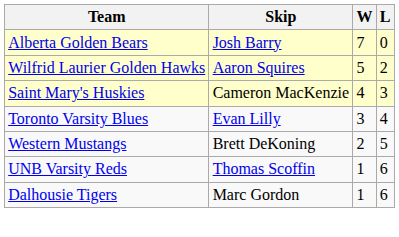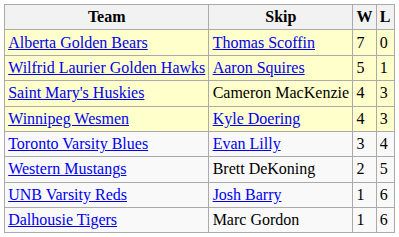(247, 42) Josh Barry -> (264, 42) Thomas Scoffin
(384, 67) 2 -> (384, 67) 1
+ row: (69, 118)
(264, 169) Thomas Scoffin -> (247, 194) Josh Barry
